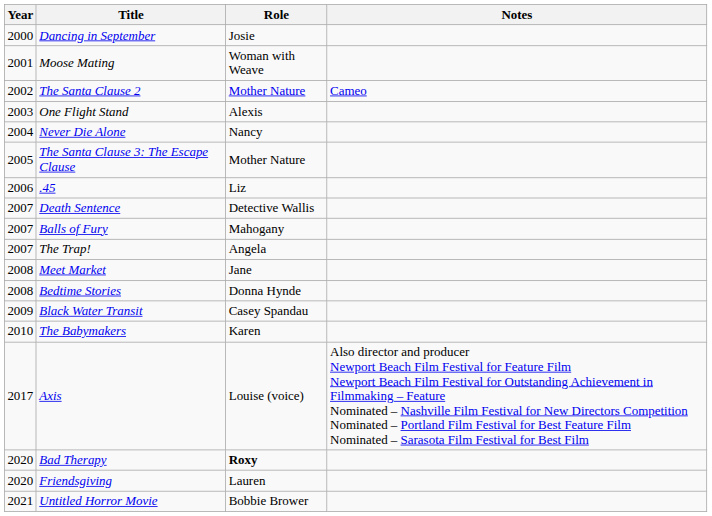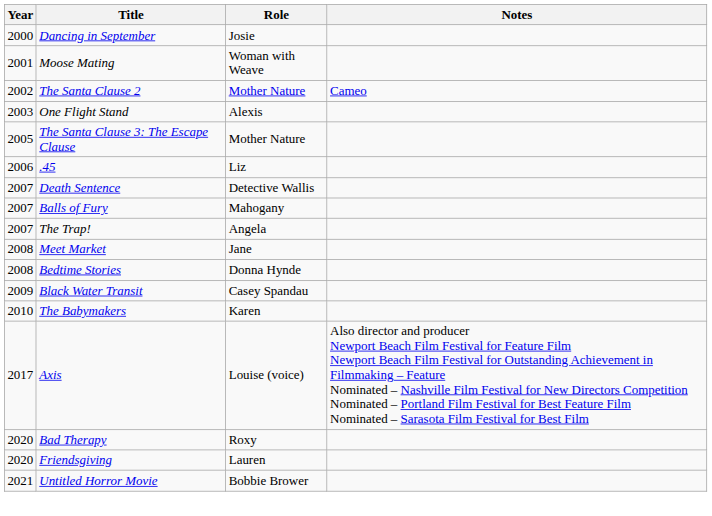- row: (82, 132)
(243, 460) bold -> (243, 439) normal
